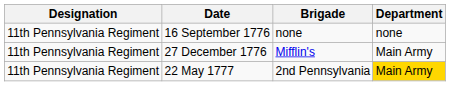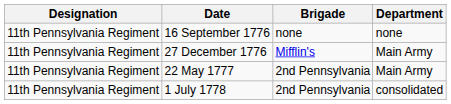(404, 71) gold background -> (404, 71) no background
+ row: (195, 90)
